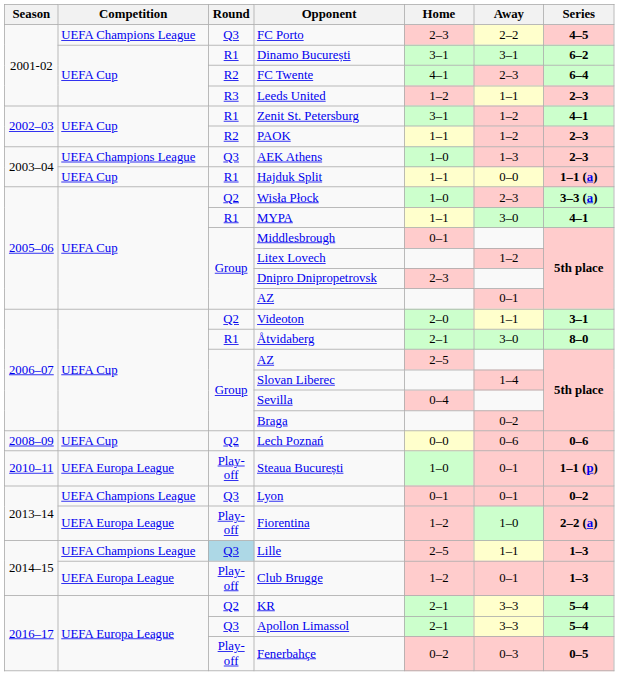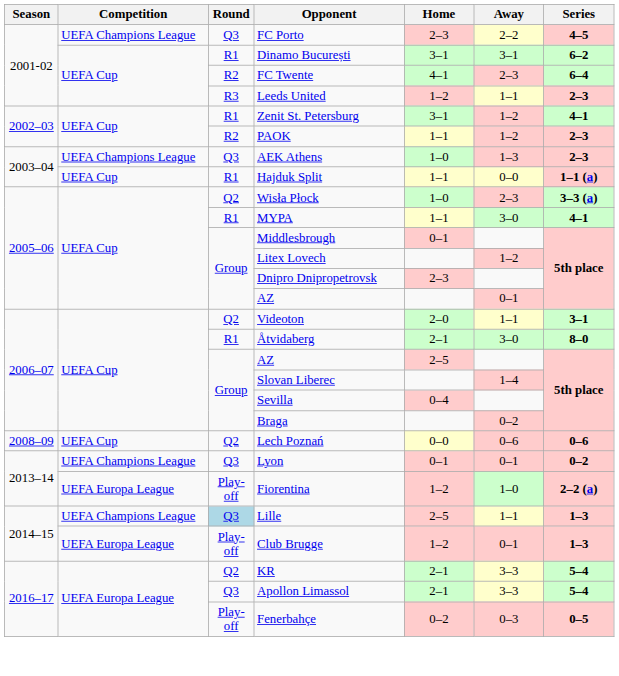- row: (31, 468)
